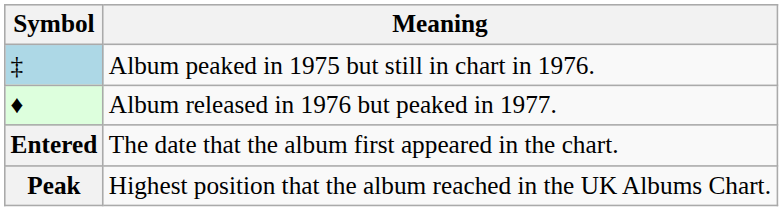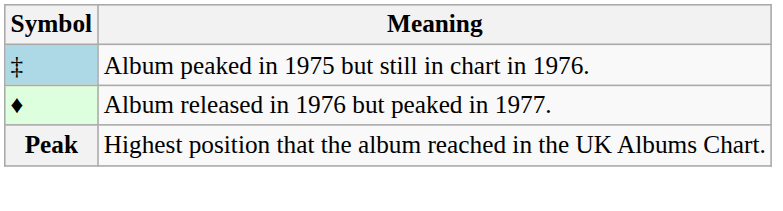- row: (54, 144)
